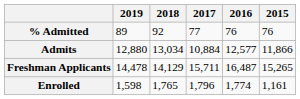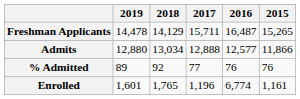rows swapped: (59, 67) <-> (59, 31)
(204, 49) 10,884 -> (204, 49) 12,888
(129, 85) 1,598 -> (129, 85) 1,601
(202, 85) 1,796 -> (202, 85) 1,196
(238, 85) 1,774 -> (238, 85) 6,774
